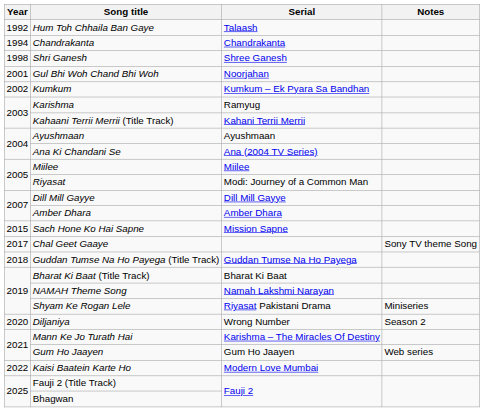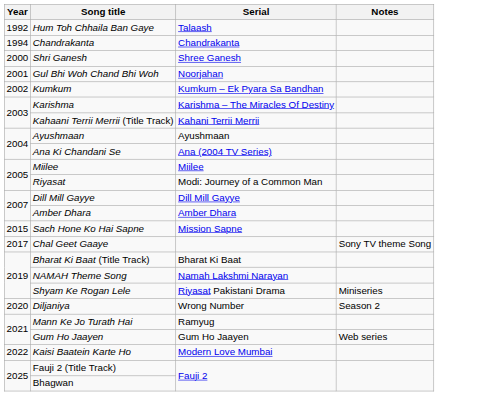(17, 58) 1998 -> (17, 58) 2000
(242, 105) Ramyug -> (256, 105) Karishma – The Miracles Of Destiny
- row: (126, 259)
(302, 337) Karishma – The Miracles Of Destiny -> (196, 321) Ramyug
